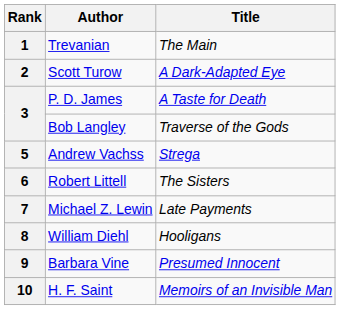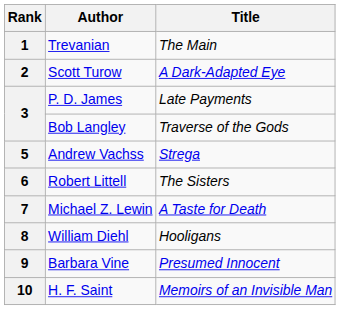(213, 100) A Taste for Death -> (205, 100) Late Payments
(205, 209) Late Payments -> (213, 209) A Taste for Death
